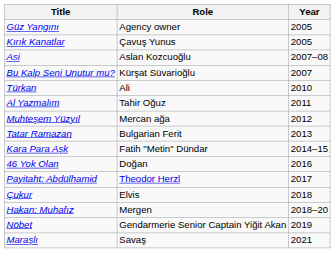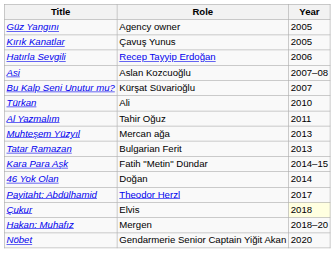+ row: (36, 57)
(301, 118) 2012 -> (301, 133) 2013
(301, 164) 2016 -> (301, 179) 2014
(301, 194) no background -> (301, 210) lightyellow background
(301, 225) 2019 -> (301, 240) 2020
- row: (22, 240)
